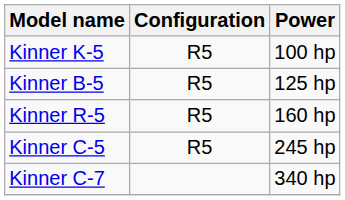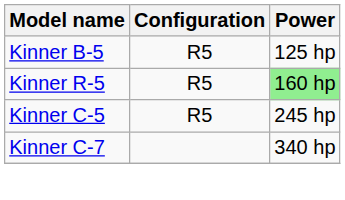- row: (56, 52)
(305, 115) no background -> (305, 83) lightgreen background
